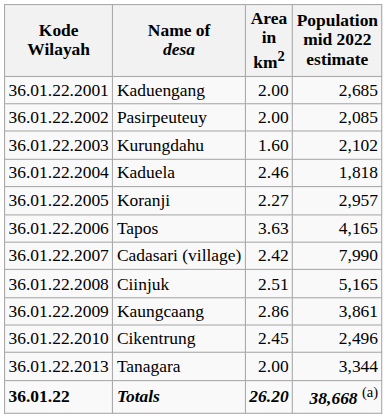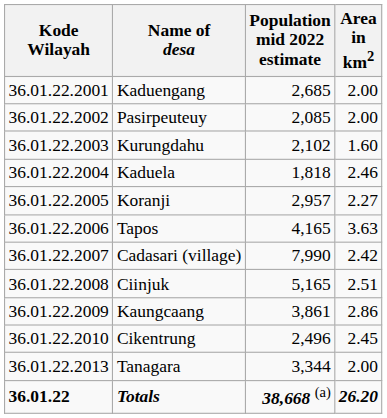columns swapped: (269, 40) <-> (337, 40)
